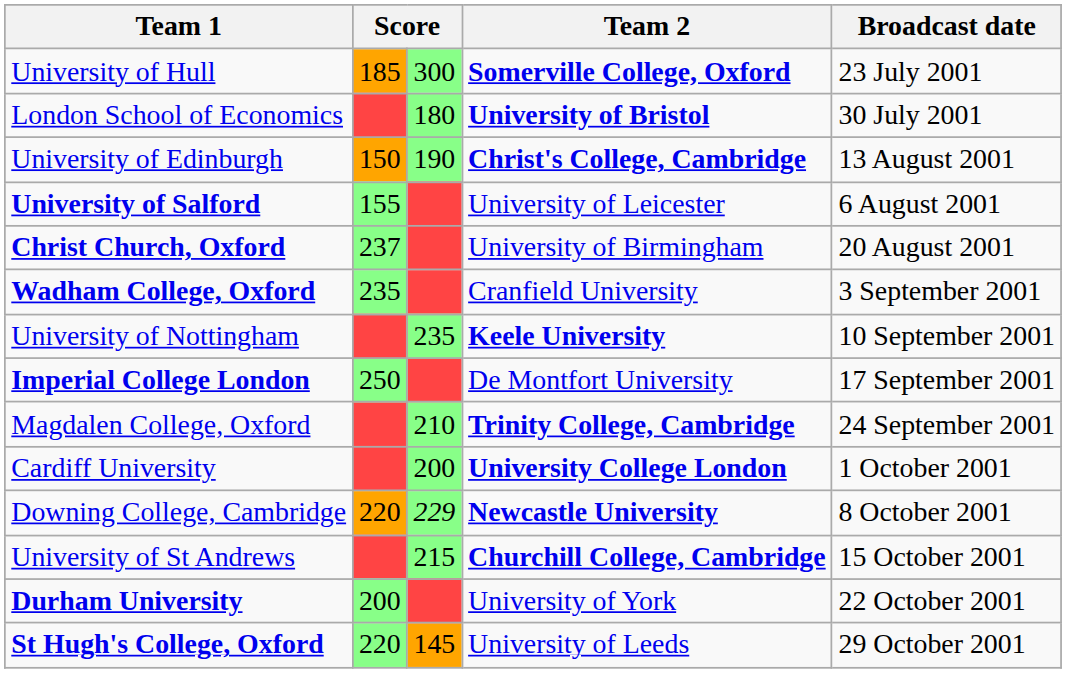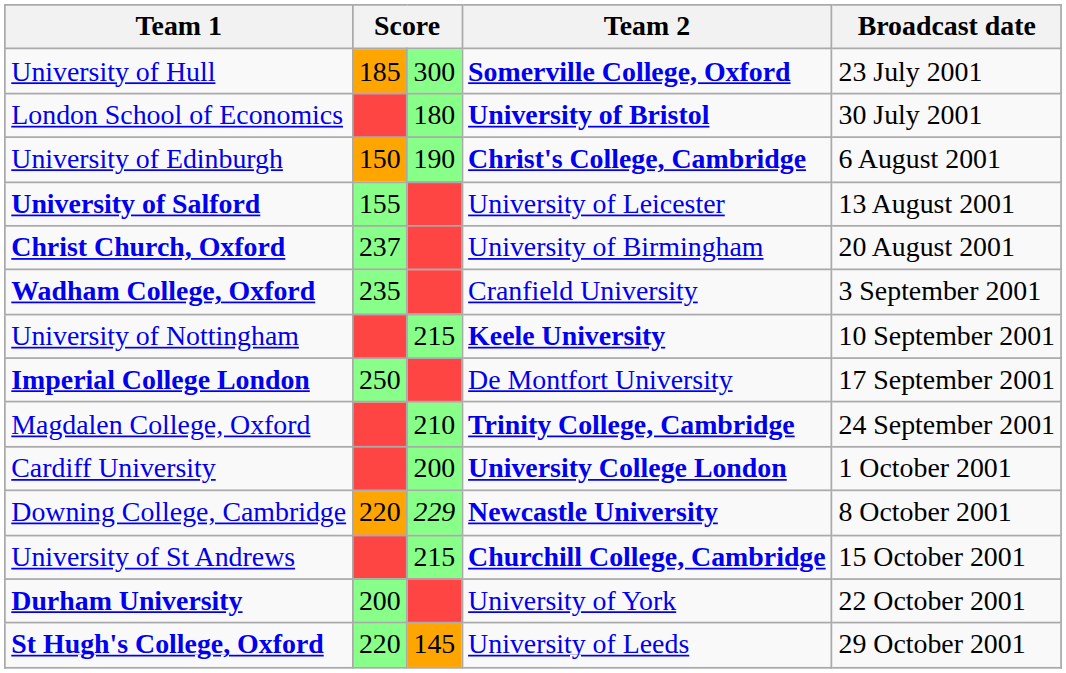(927, 159) 13 August 2001 -> (920, 159) 6 August 2001
(920, 203) 6 August 2001 -> (927, 203) 13 August 2001
(434, 335) 235 -> (434, 335) 215
